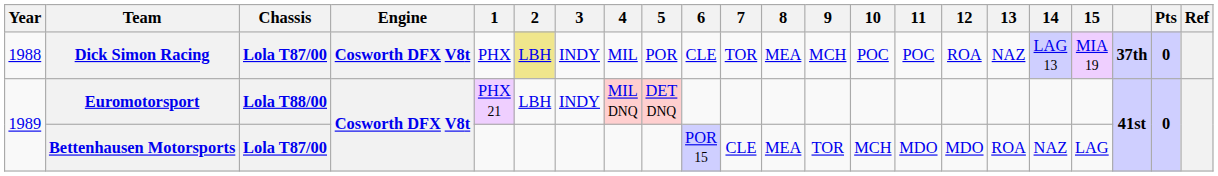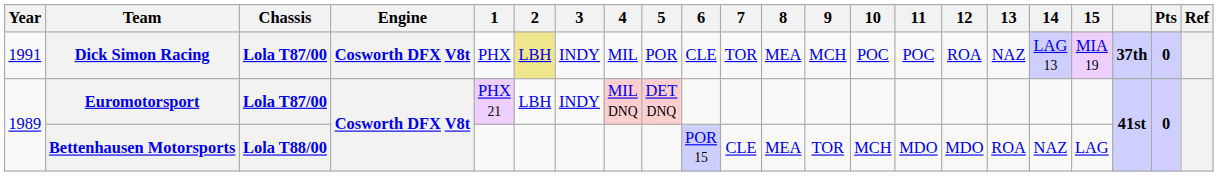(25, 55) 1988 -> (25, 55) 1991
(285, 101) Lola T88/00 -> (285, 101) Lola T87/00
(285, 148) Lola T87/00 -> (285, 148) Lola T88/00
